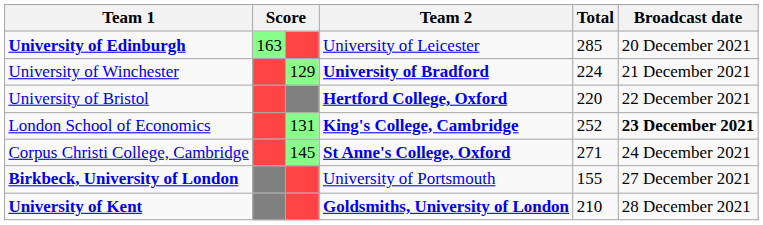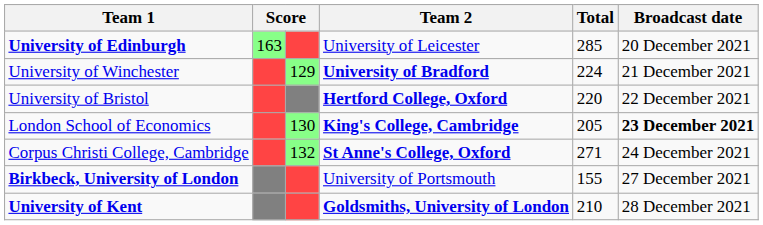(302, 125) 131 -> (302, 125) 130
(590, 125) 252 -> (590, 125) 205
(302, 152) 145 -> (302, 152) 132
